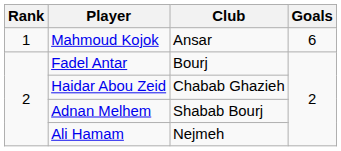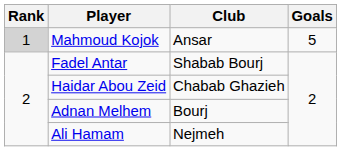(26, 39) no background -> (26, 39) lightgrey background
(312, 39) 6 -> (312, 39) 5
(190, 63) Bourj -> (218, 63) Shabab Bourj
(218, 110) Shabab Bourj -> (190, 110) Bourj
